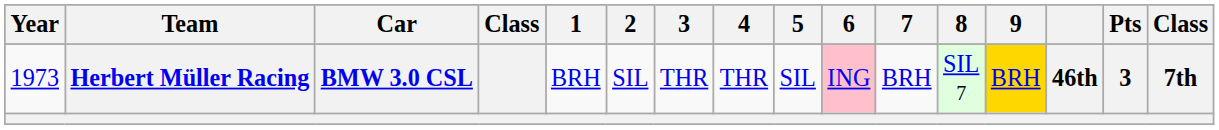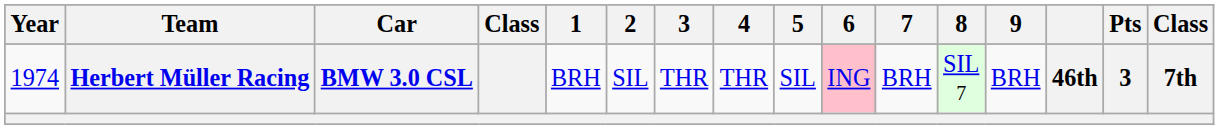(35, 78) 1973 -> (35, 78) 1974
(1016, 78) gold background -> (1016, 78) no background
